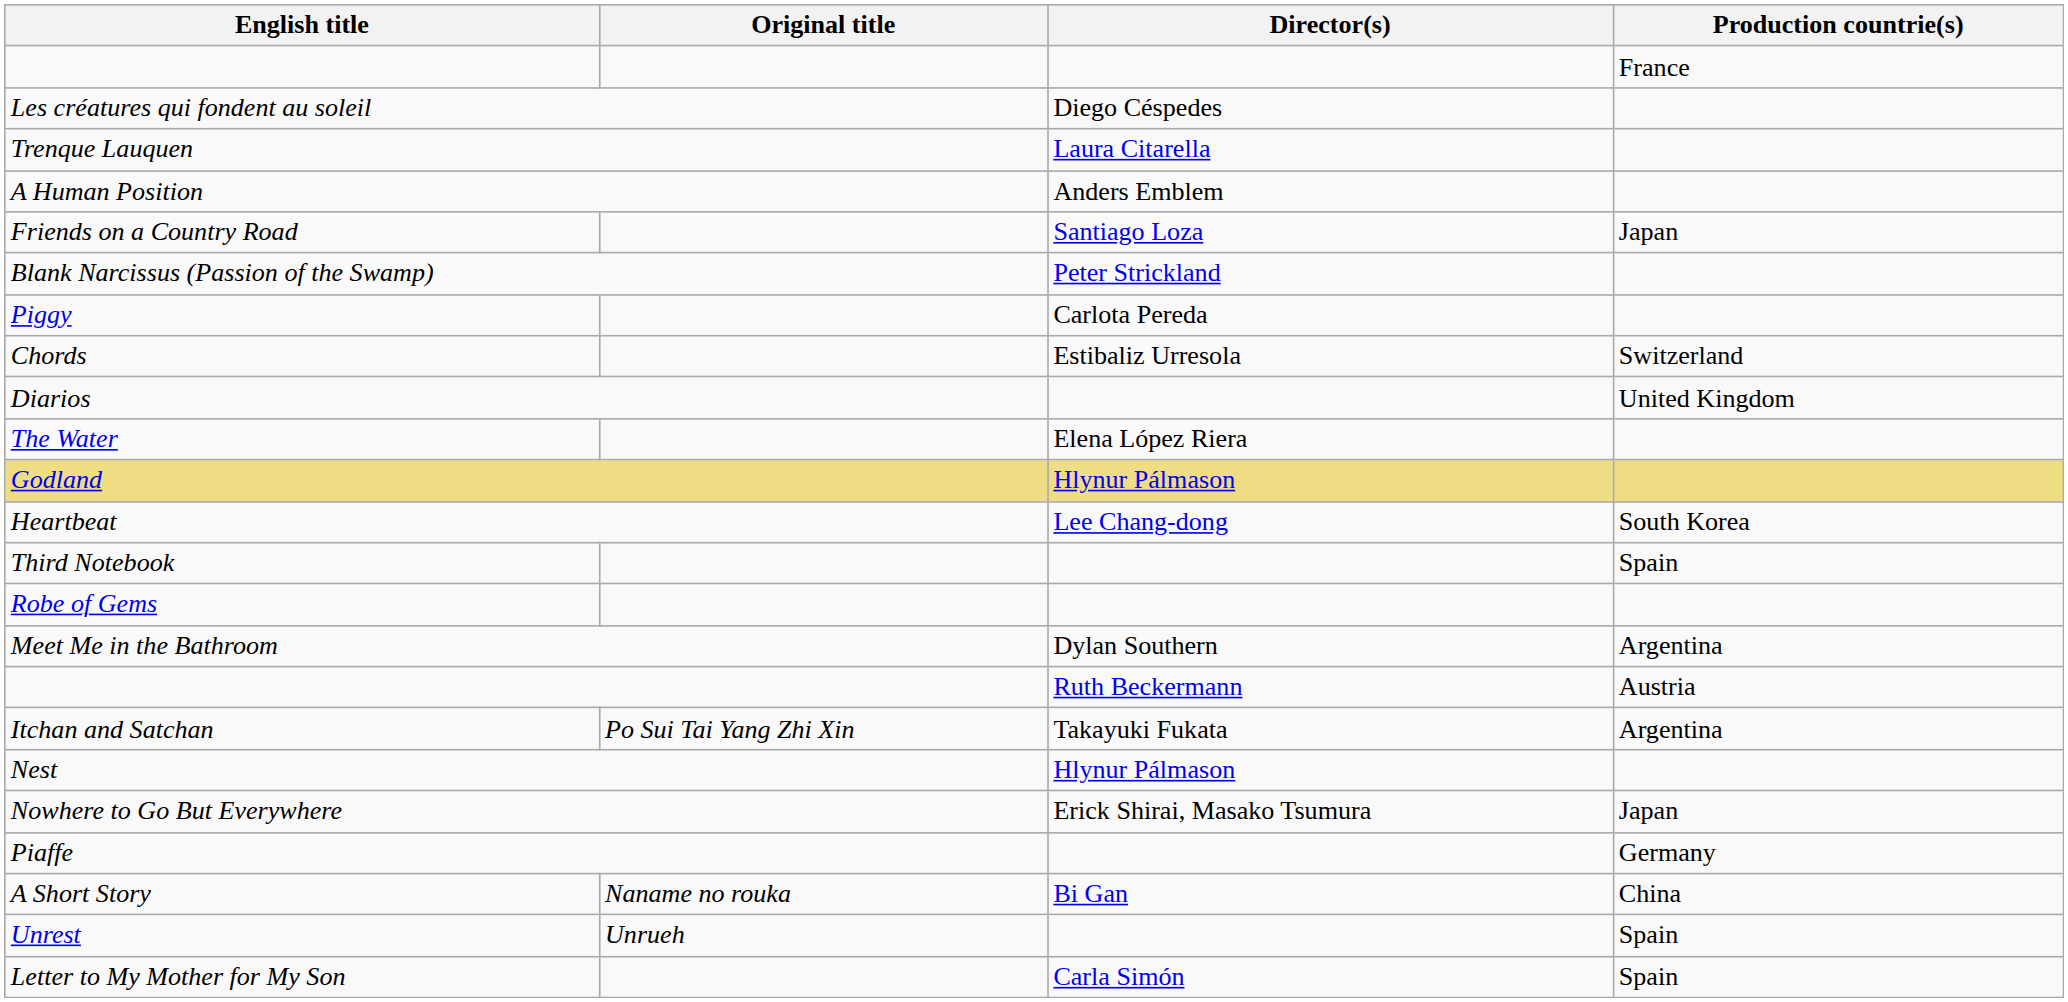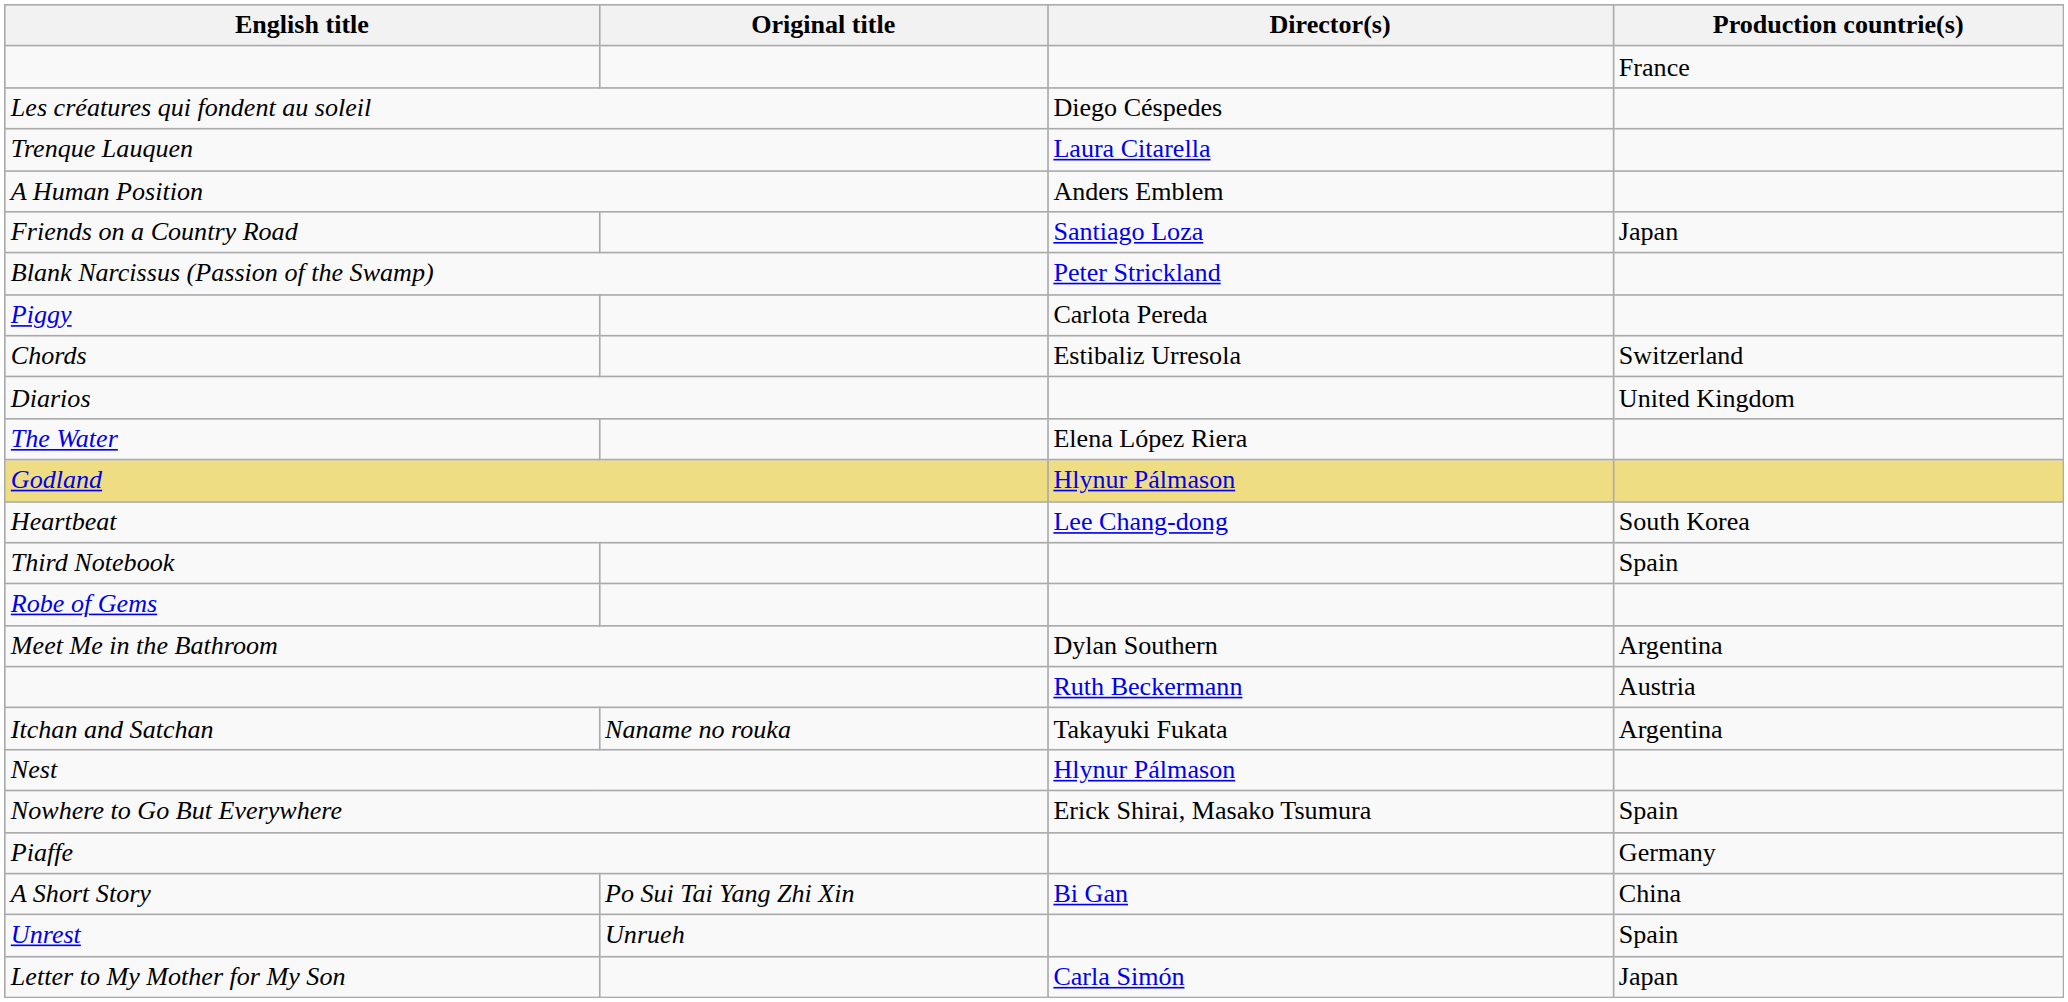(730, 728) Po Sui Tai Yang Zhi Xin -> (698, 728) Naname no rouka
(1649, 811) Japan -> (1649, 811) Spain
(698, 893) Naname no rouka -> (730, 893) Po Sui Tai Yang Zhi Xin
(1649, 976) Spain -> (1649, 976) Japan
